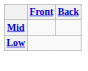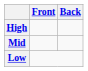+ row: (17, 27)
